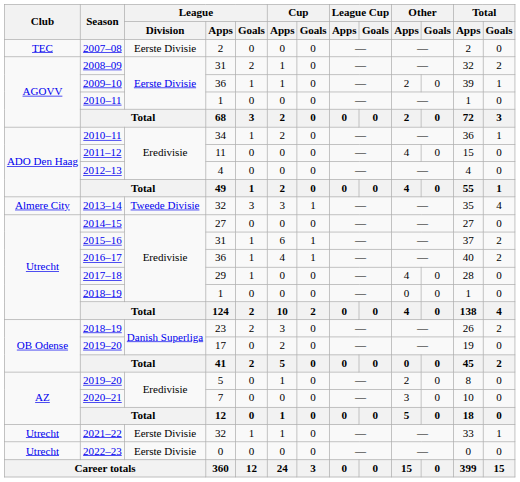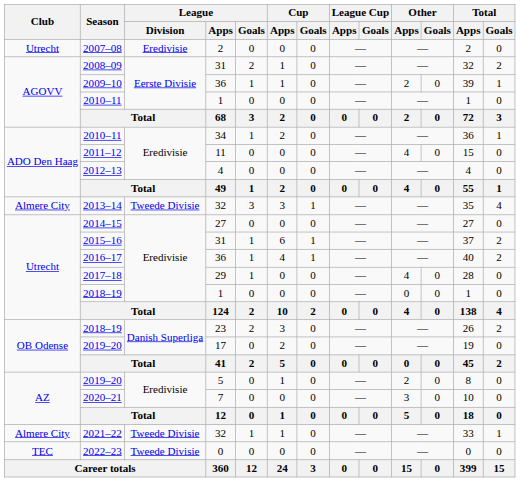(42, 48) TEC -> (42, 48) Utrecht
(165, 48) Eerste Divisie -> (165, 48) Eredivisie
(42, 433) Utrecht -> (42, 433) Almere City
(165, 433) Eerste Divisie -> (165, 433) Tweede Divisie
(42, 450) Utrecht -> (42, 450) TEC
(165, 450) Eerste Divisie -> (165, 450) Tweede Divisie
